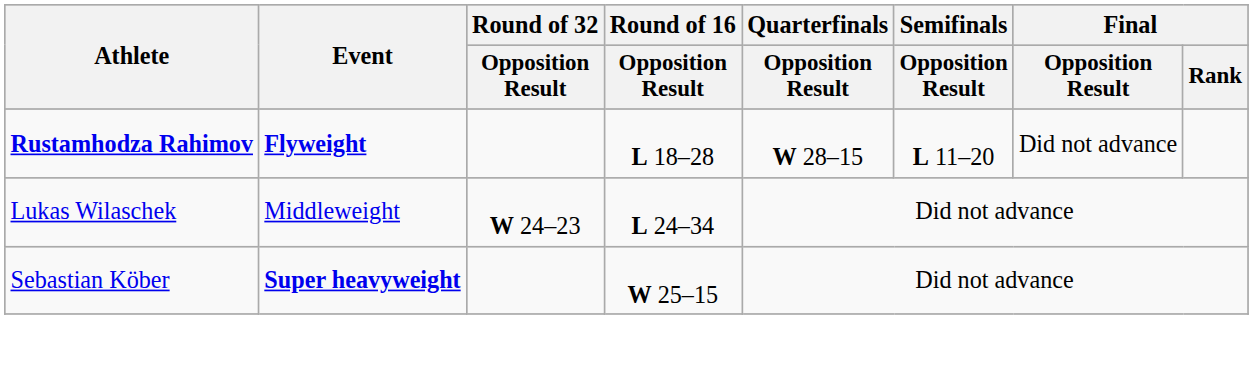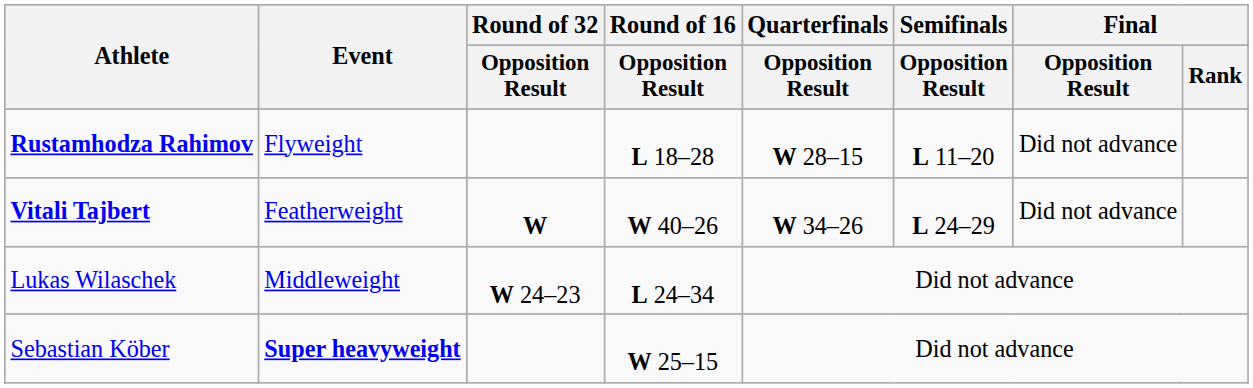(315, 143) bold -> (313, 143) normal
+ row: (80, 212)
